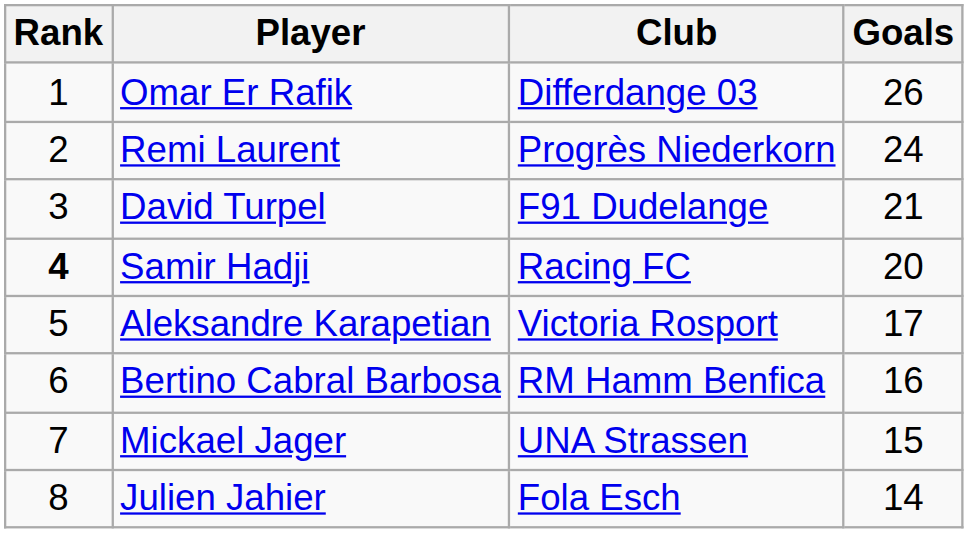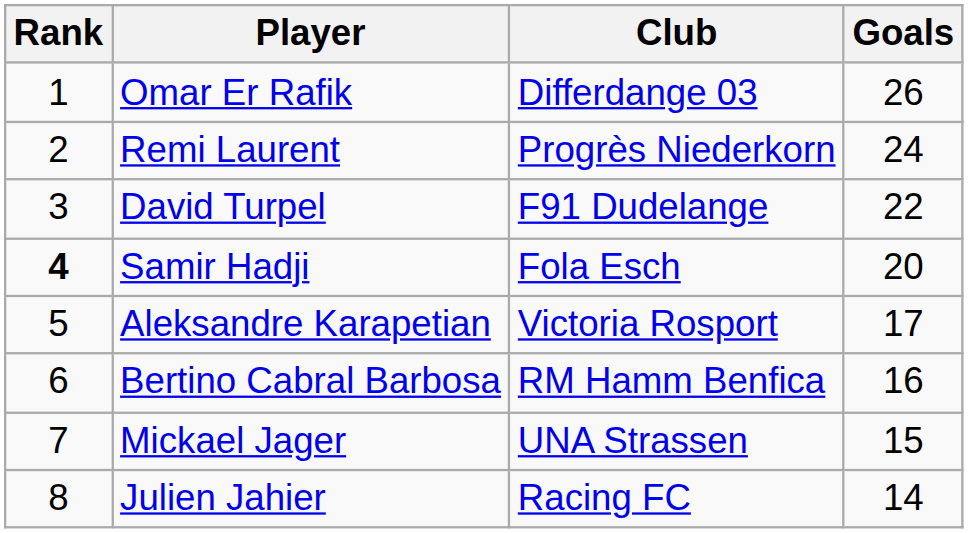(903, 207) 21 -> (903, 207) 22
(604, 265) Racing FC -> (599, 265) Fola Esch
(599, 498) Fola Esch -> (604, 498) Racing FC
